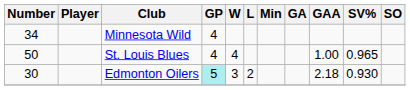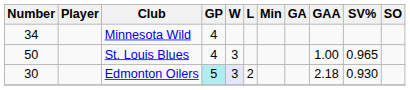(235, 54) 4 -> (235, 54) 3
(235, 74) no background -> (235, 74) lavender background
